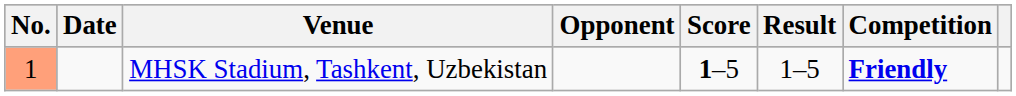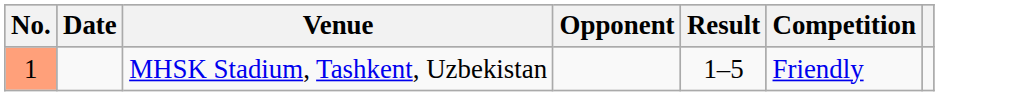- column: (719, 25)
(898, 68) bold -> (818, 68) normal
